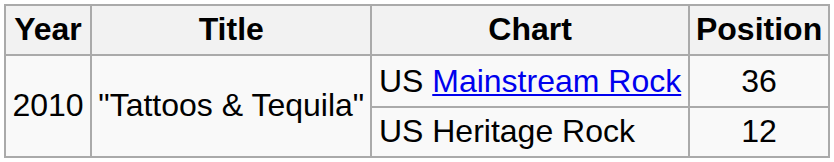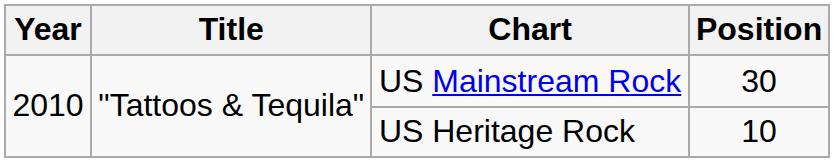(759, 80) 36 -> (759, 80) 30
(759, 131) 12 -> (759, 131) 10
